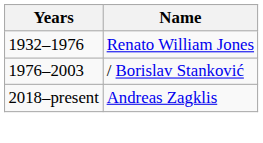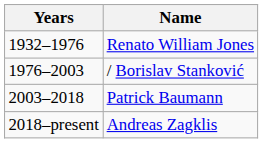+ row: (165, 97)
